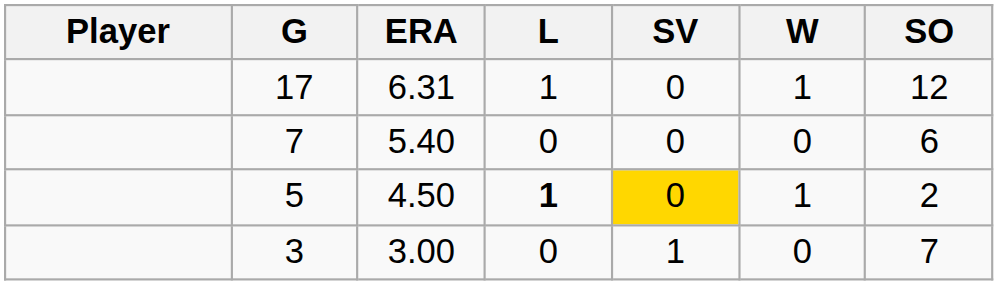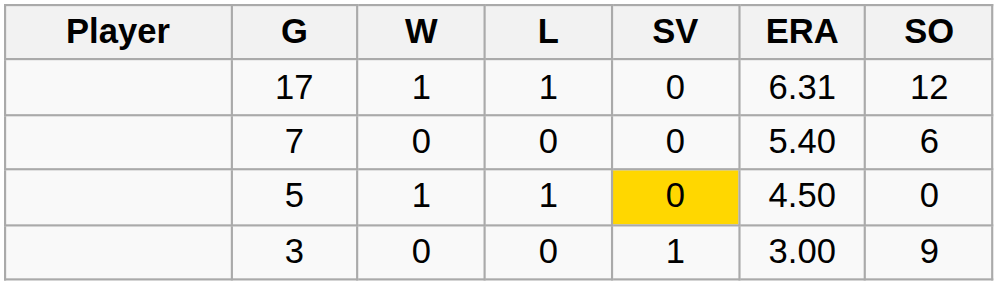columns swapped: (802, 31) <-> (421, 31)
(548, 196) bold -> (548, 196) normal
(929, 196) 2 -> (929, 196) 0
(929, 251) 7 -> (929, 251) 9
